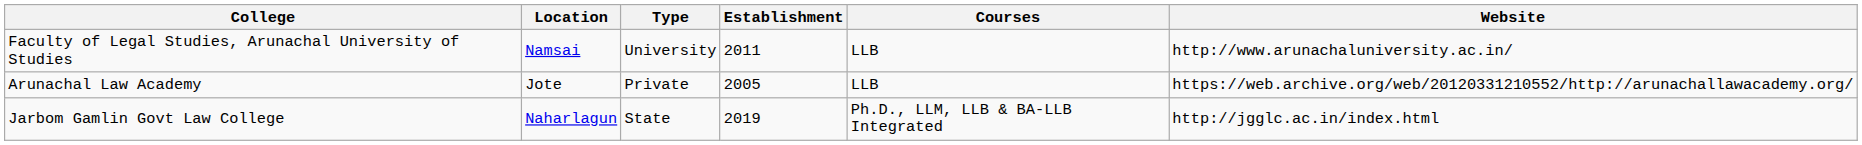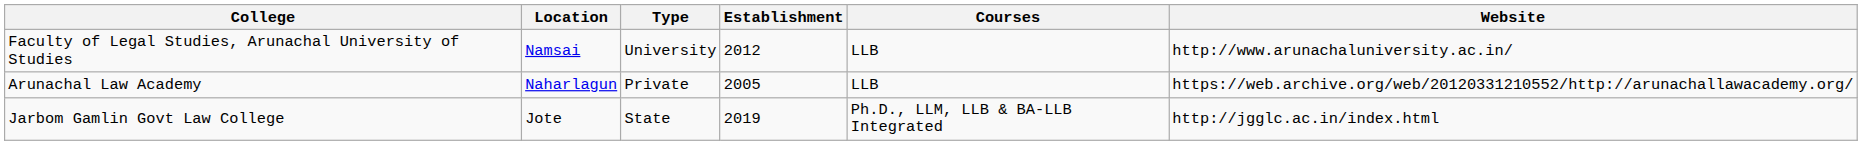(742, 51) 2011 -> (742, 51) 2012
(544, 85) Jote -> (571, 85) Naharlagun
(571, 119) Naharlagun -> (544, 119) Jote
